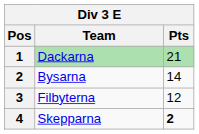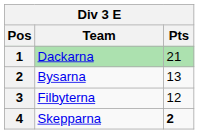(174, 77) 14 -> (174, 77) 13
